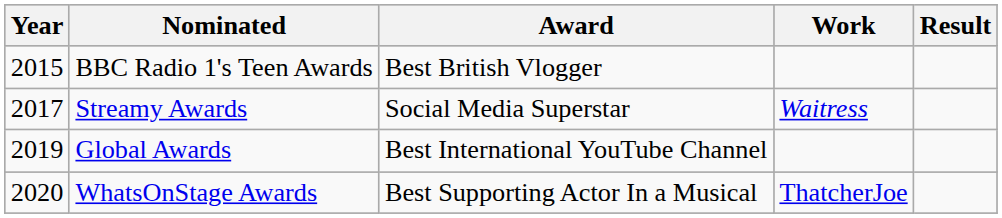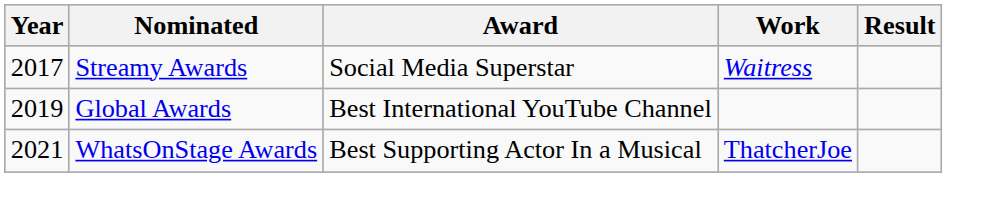- row: (224, 66)
(37, 191) 2020 -> (37, 150) 2021
